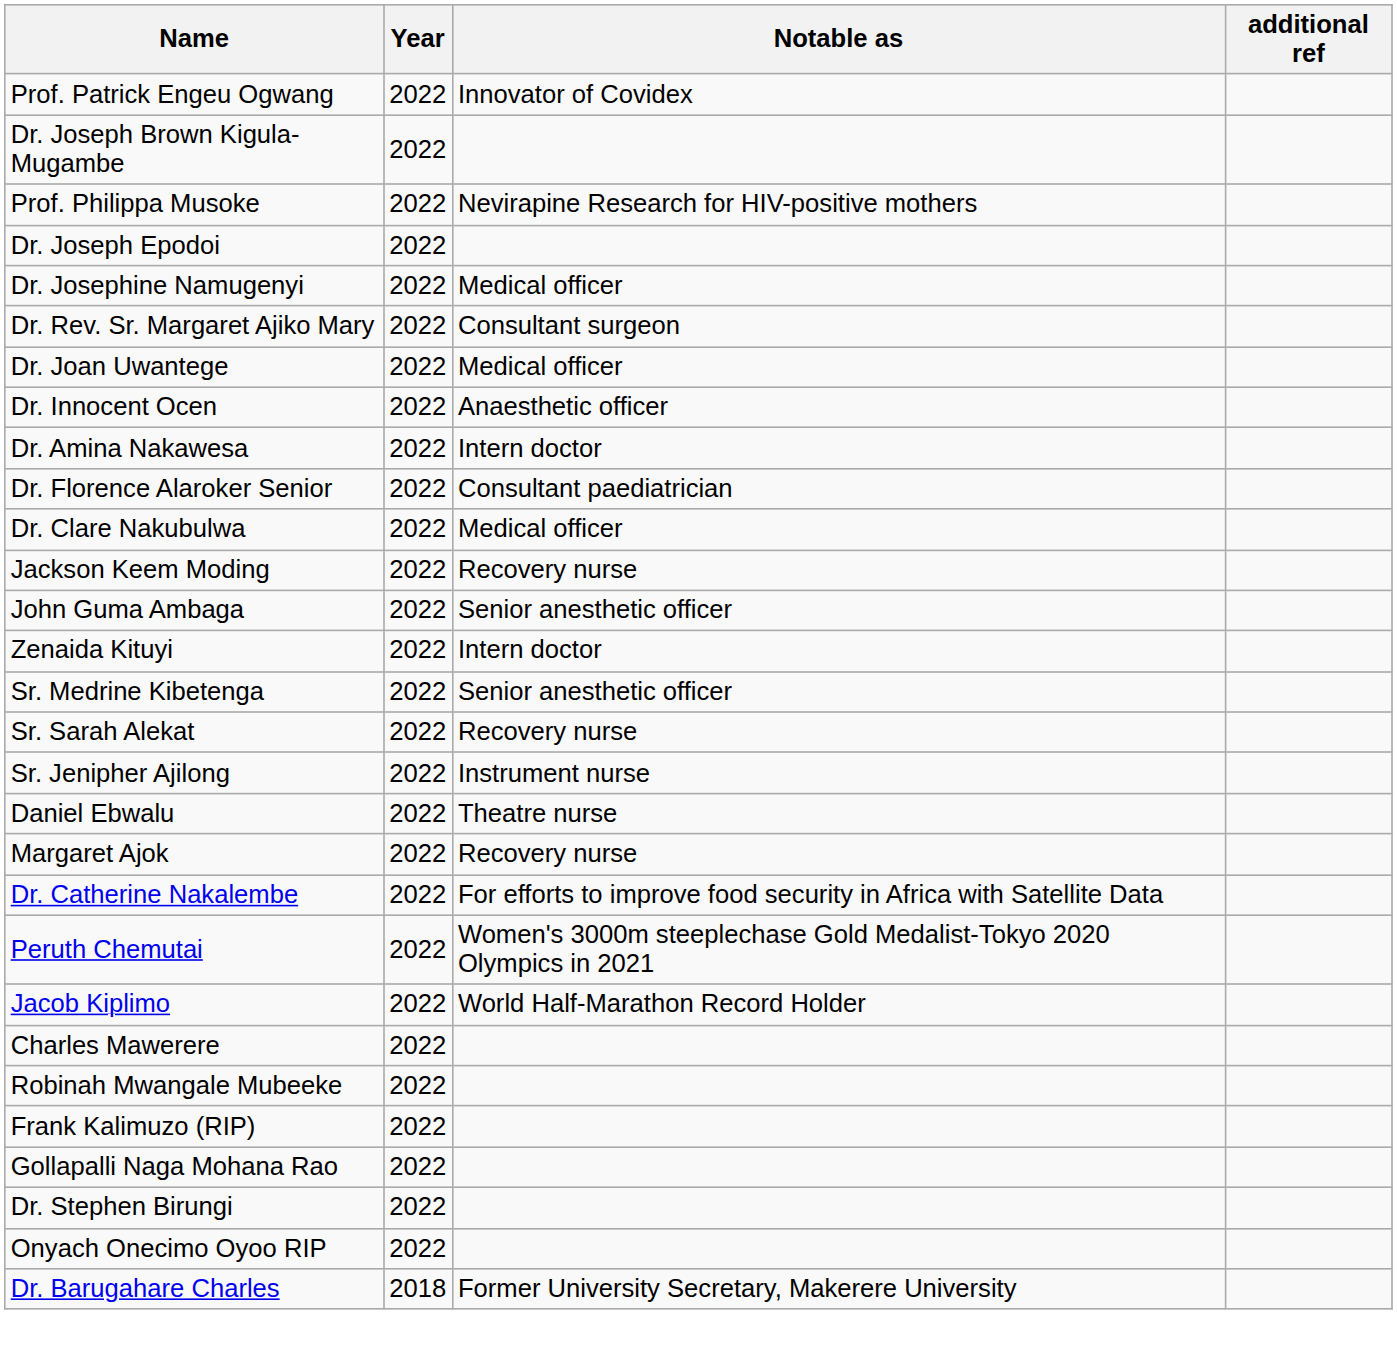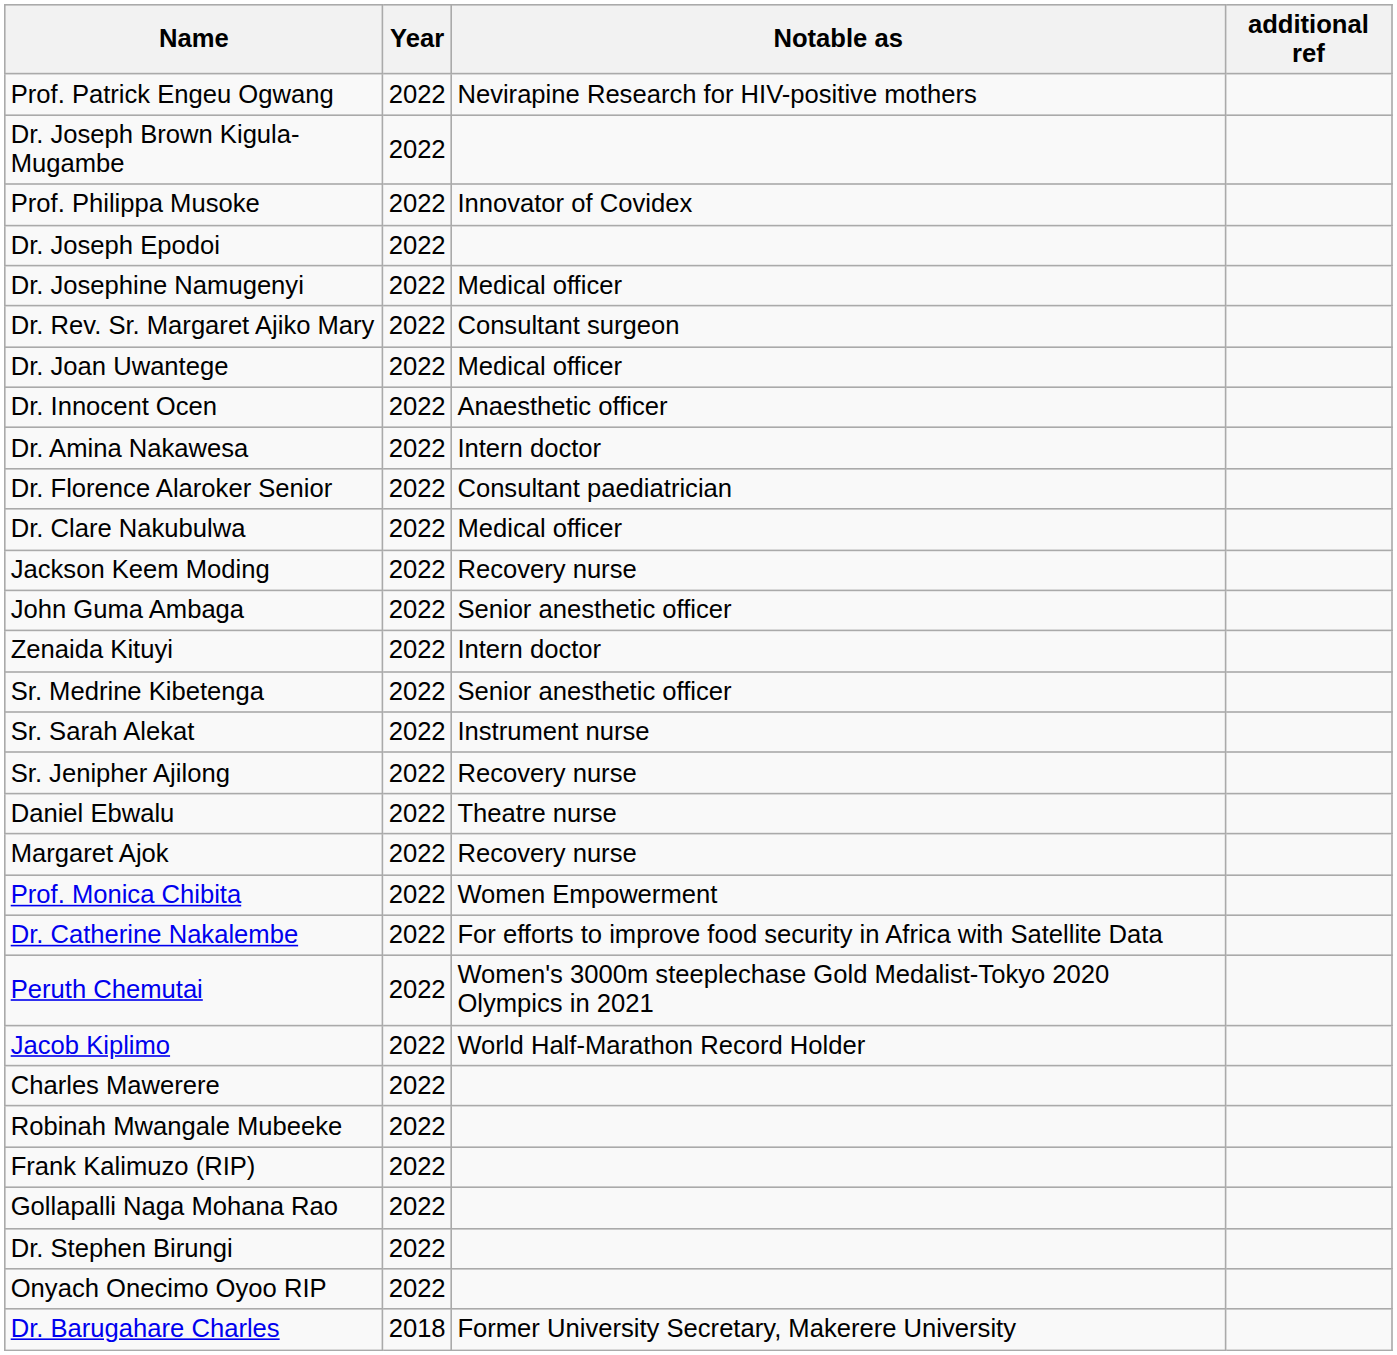(575, 94) Innovator of Covidex -> (717, 94) Nevirapine Research for HIV-positive mothers
(718, 204) Nevirapine Research for HIV-positive mothers -> (575, 204) Innovator of Covidex
(548, 732) Recovery nurse -> (553, 732) Instrument nurse
(554, 772) Instrument nurse -> (547, 772) Recovery nurse
+ row: (126, 894)
